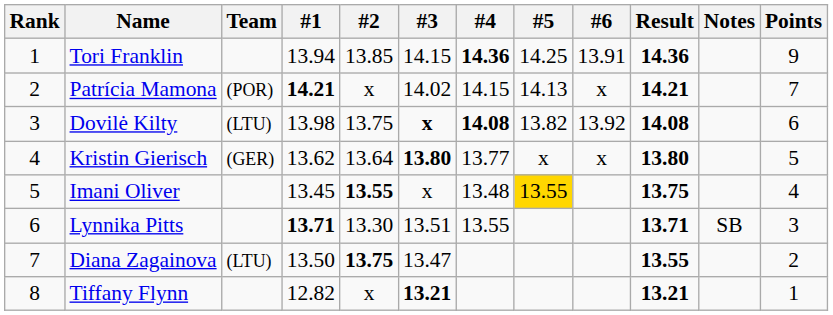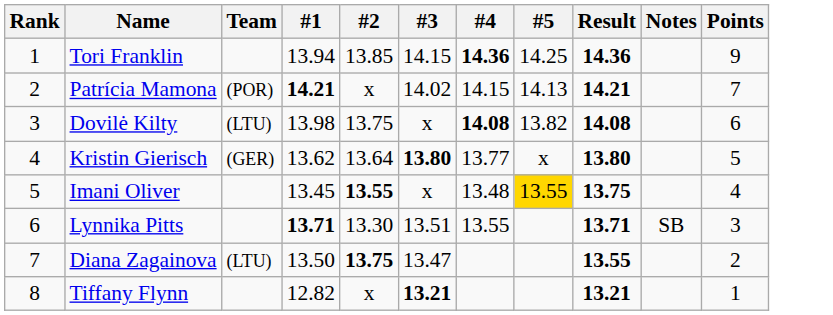- column: (602, 21)
(427, 123) bold -> (427, 123) normal
